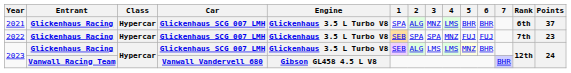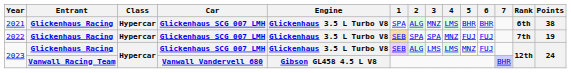(550, 23) 37 -> (550, 23) 38
(550, 36) 23 -> (550, 36) 19
(486, 49) BHR -> (486, 49) FUJ
